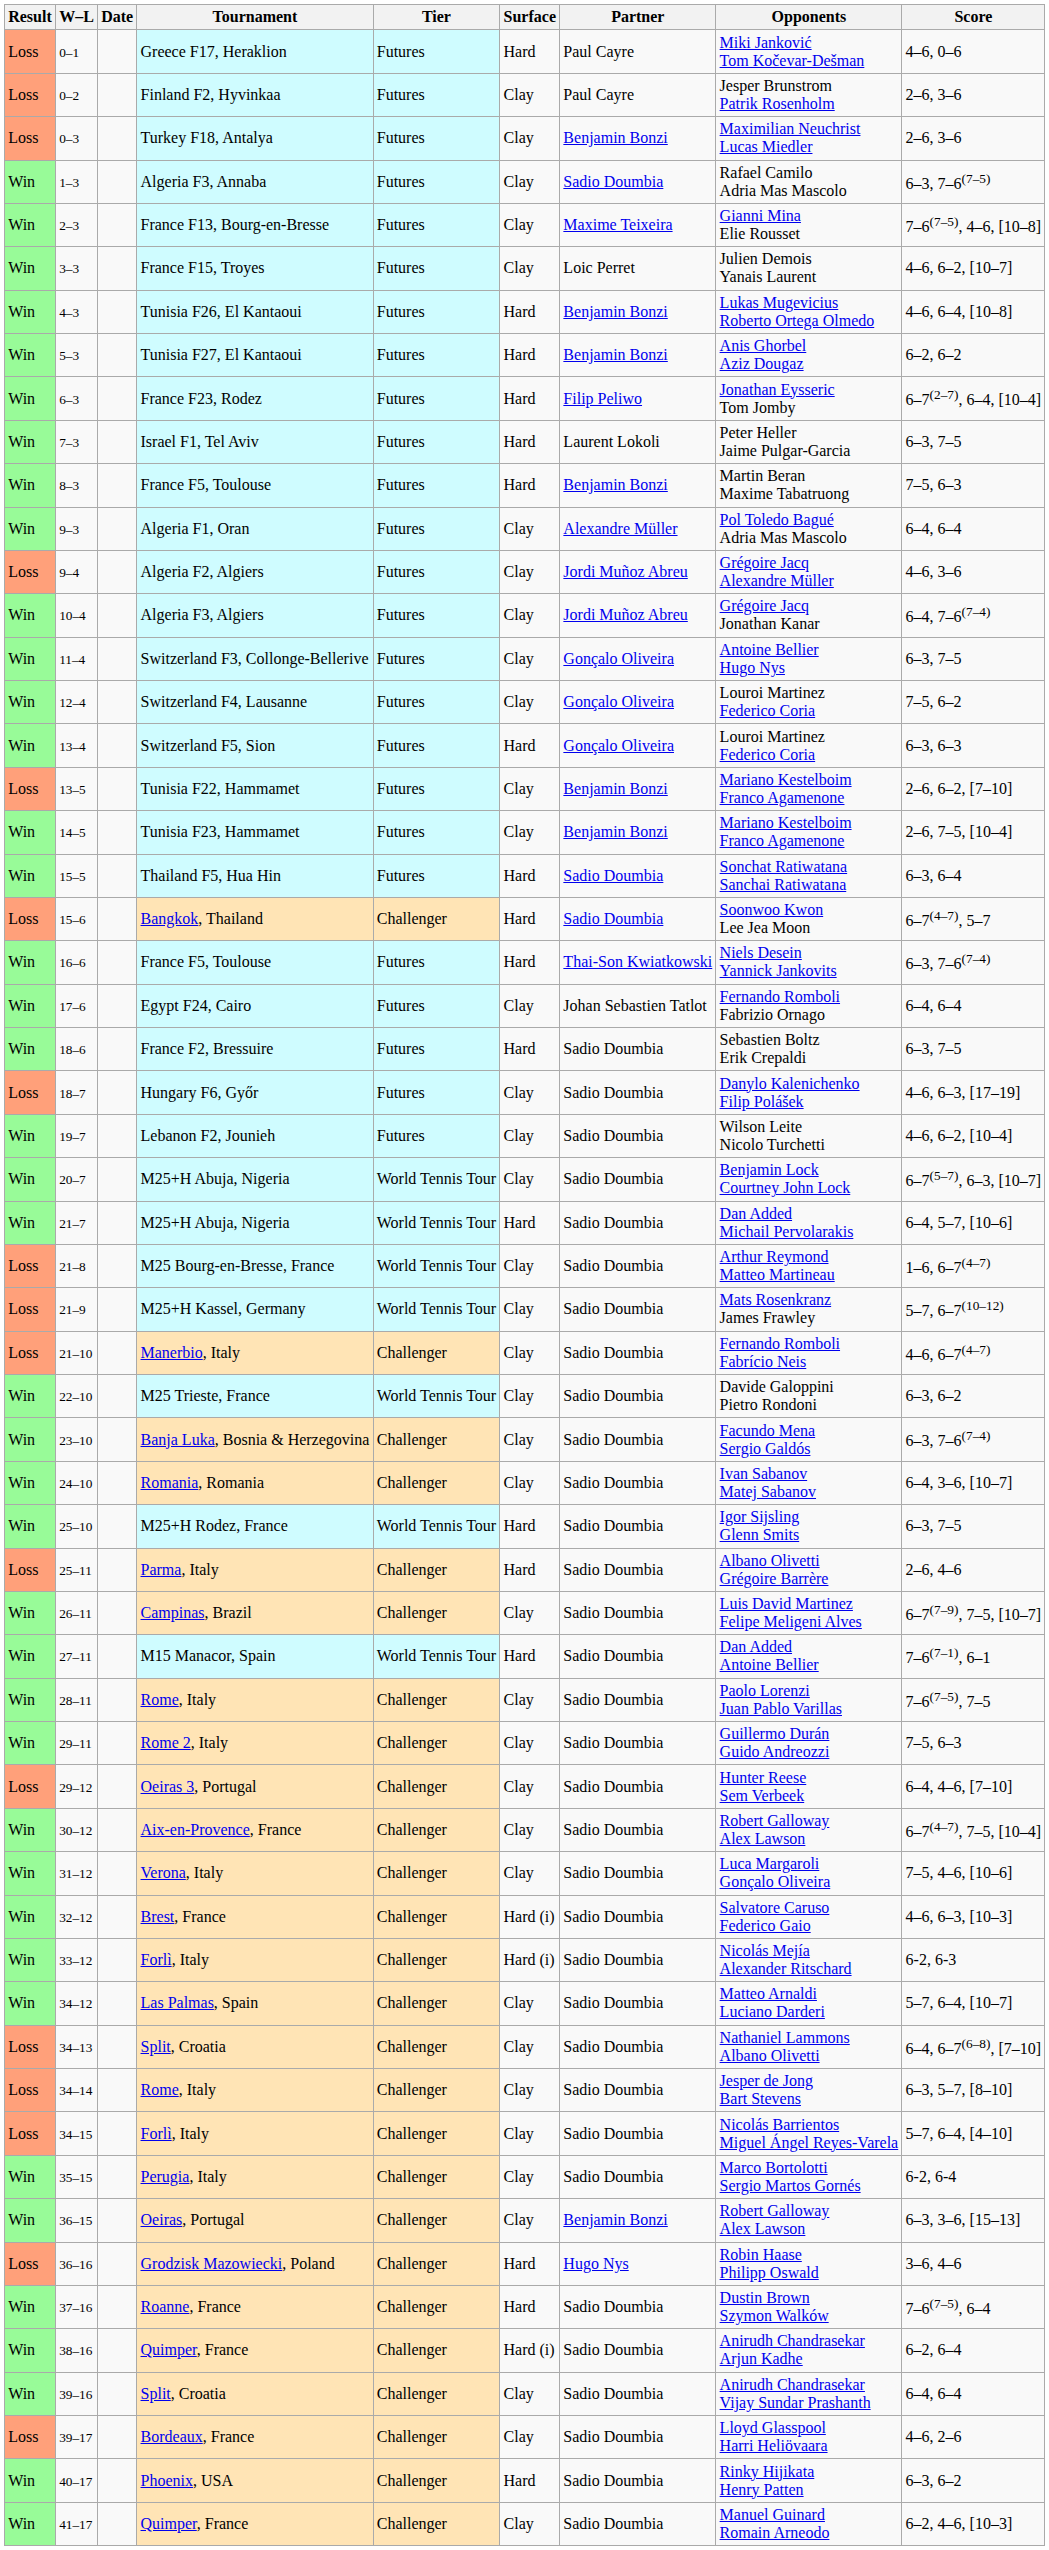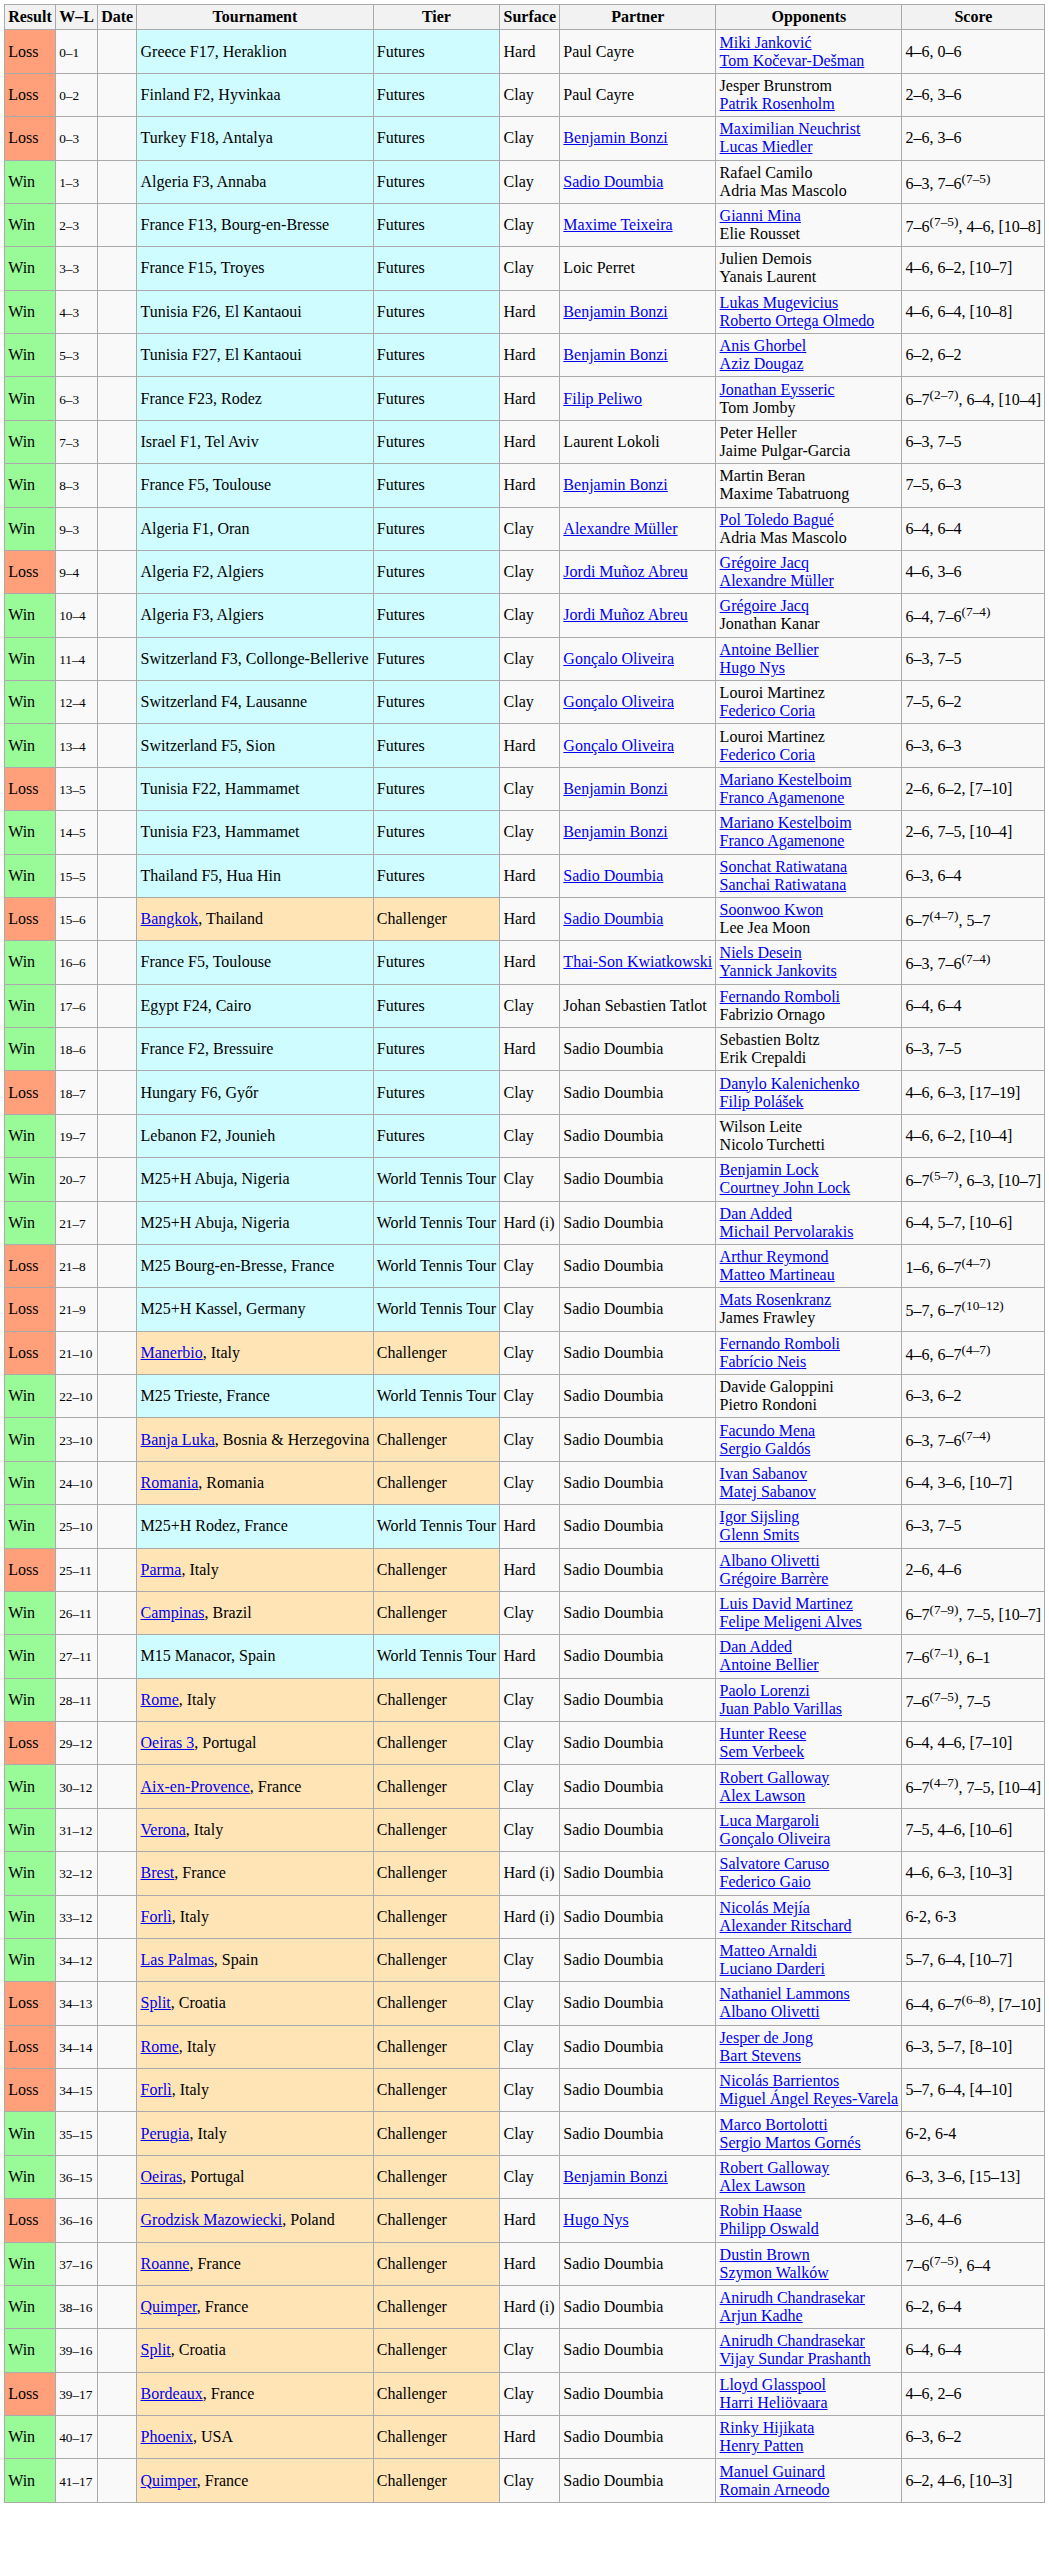(520, 1222) Hard -> (529, 1222) Hard (i)
- row: (76, 1744)
